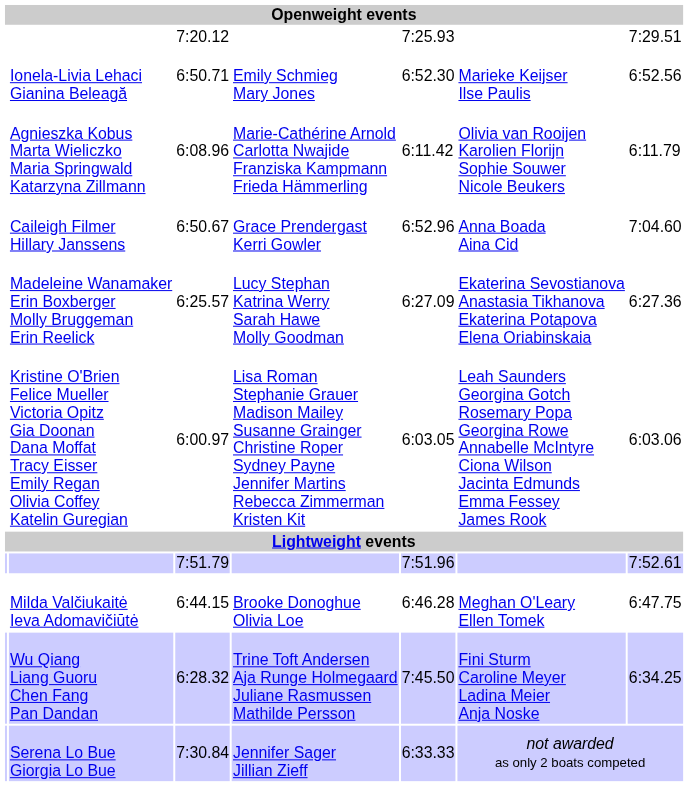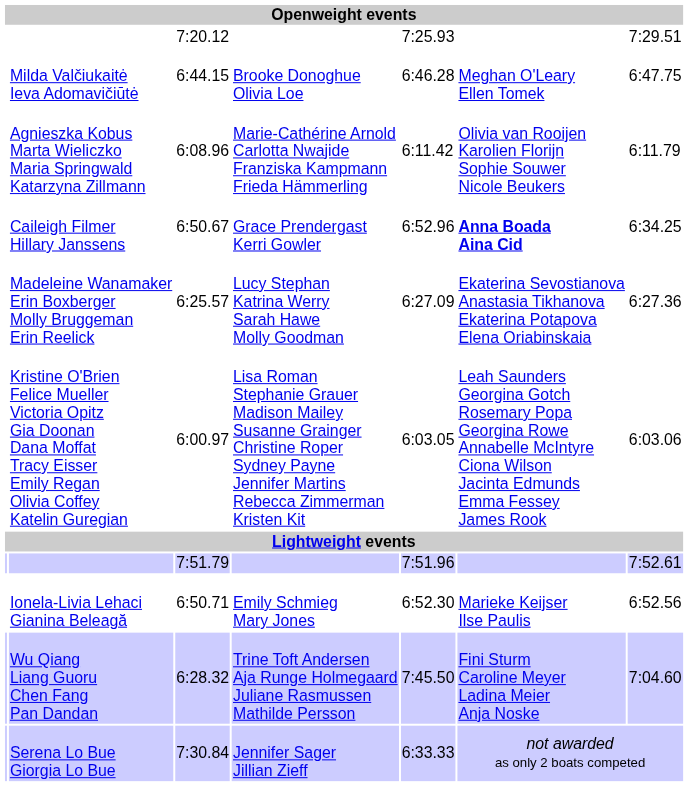rows swapped: (74, 611) <-> (76, 85)
(502, 235) normal -> (505, 235) bold
(655, 226) 7:04.60 -> (655, 226) 6:34.25
(655, 678) 6:34.25 -> (655, 678) 7:04.60
